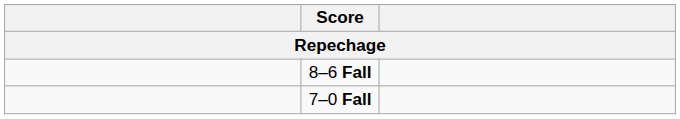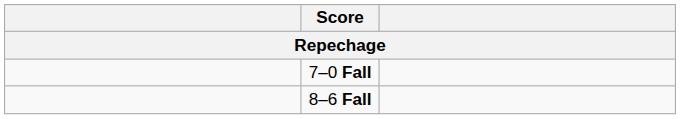rows swapped: (340, 99) <-> (340, 72)
